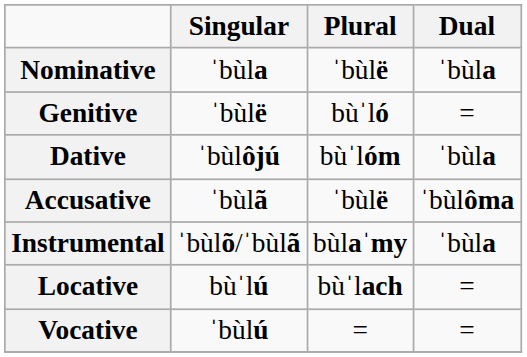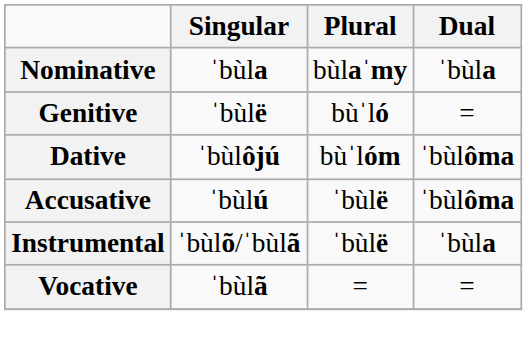(360, 69) ˈbùlë -> (360, 69) bùlaˈmy
(467, 156) ˈbùla -> (467, 156) ˈbùlôma
(239, 199) ˈbùlã -> (239, 199) ˈbùlú
(360, 243) bùlaˈmy -> (360, 243) ˈbùlë
- row: (88, 286)
(239, 329) ˈbùlú -> (239, 286) ˈbùlã
